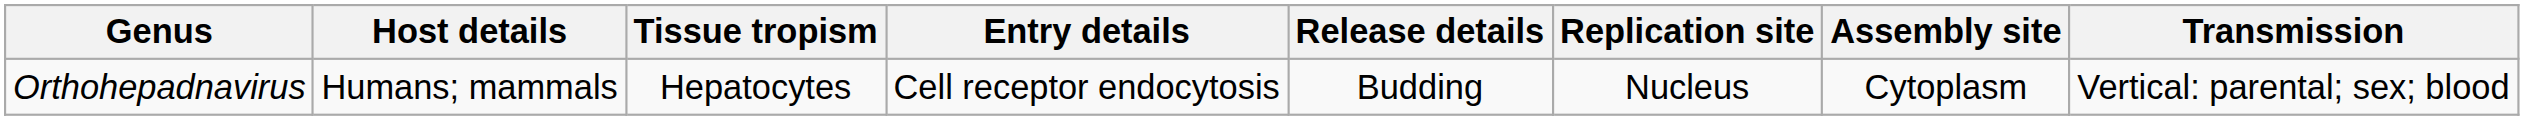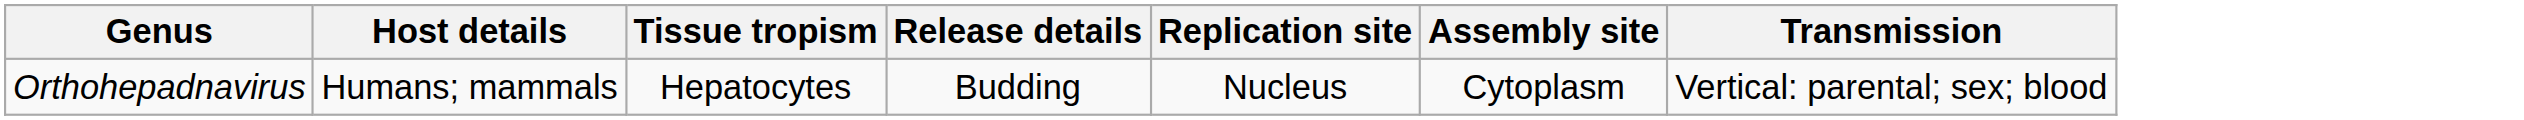- column: (1087, 31)
